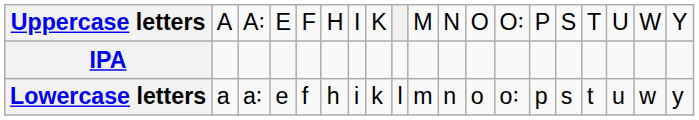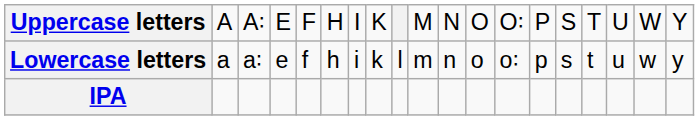rows swapped: (108, 96) <-> (108, 59)
